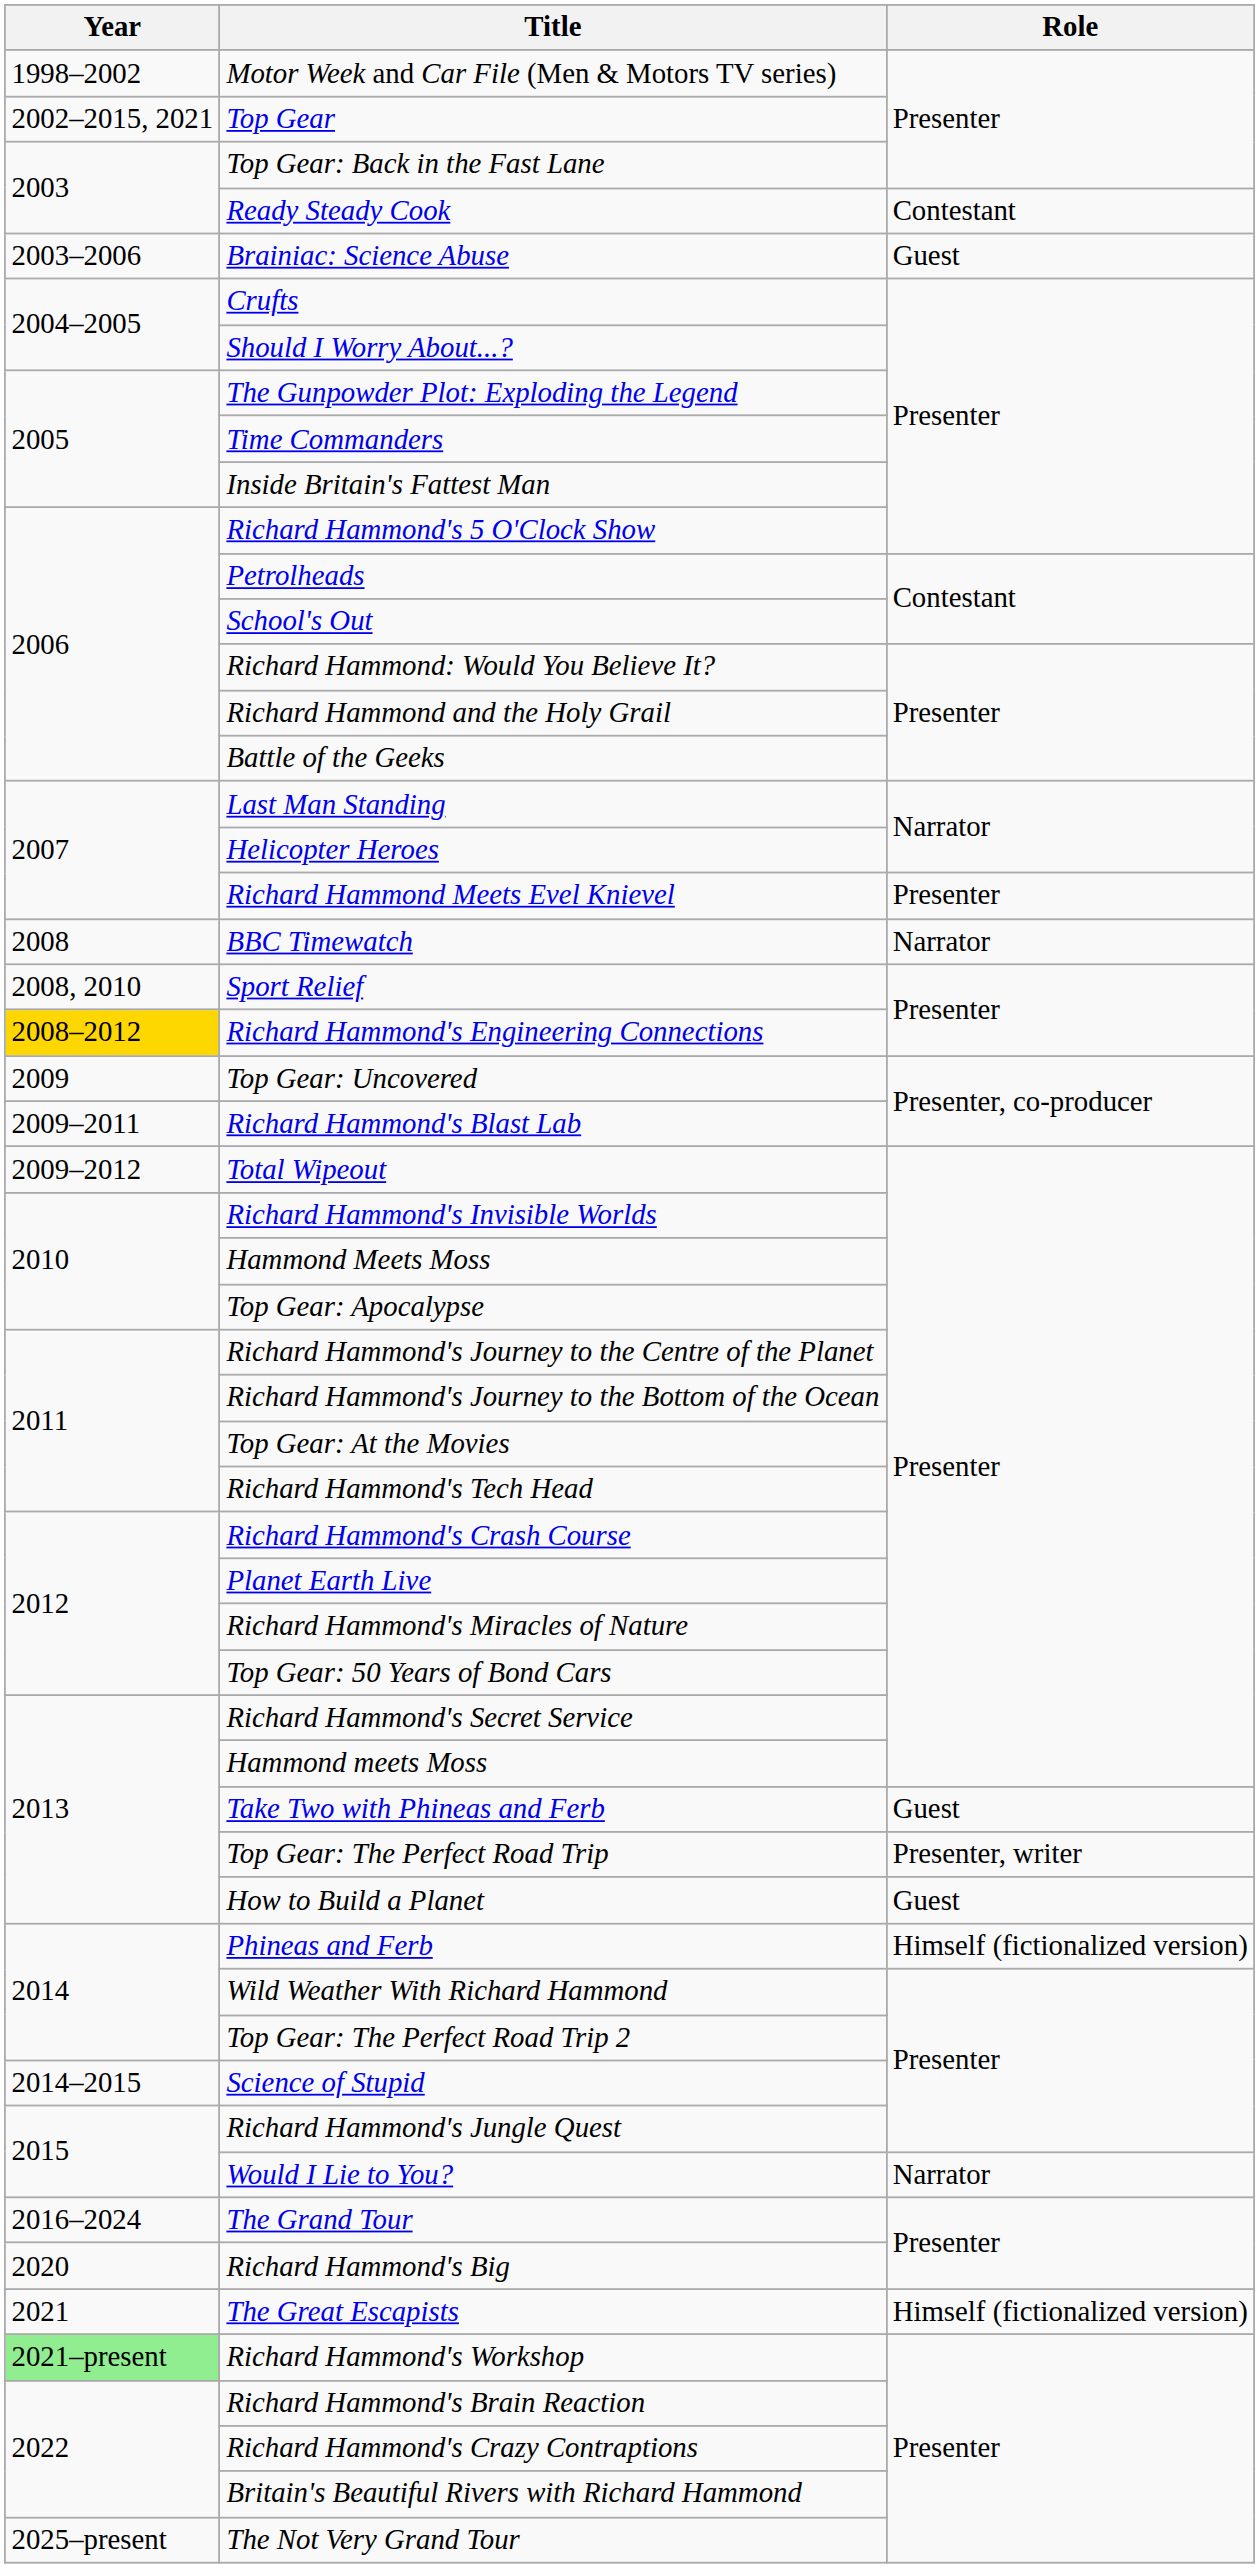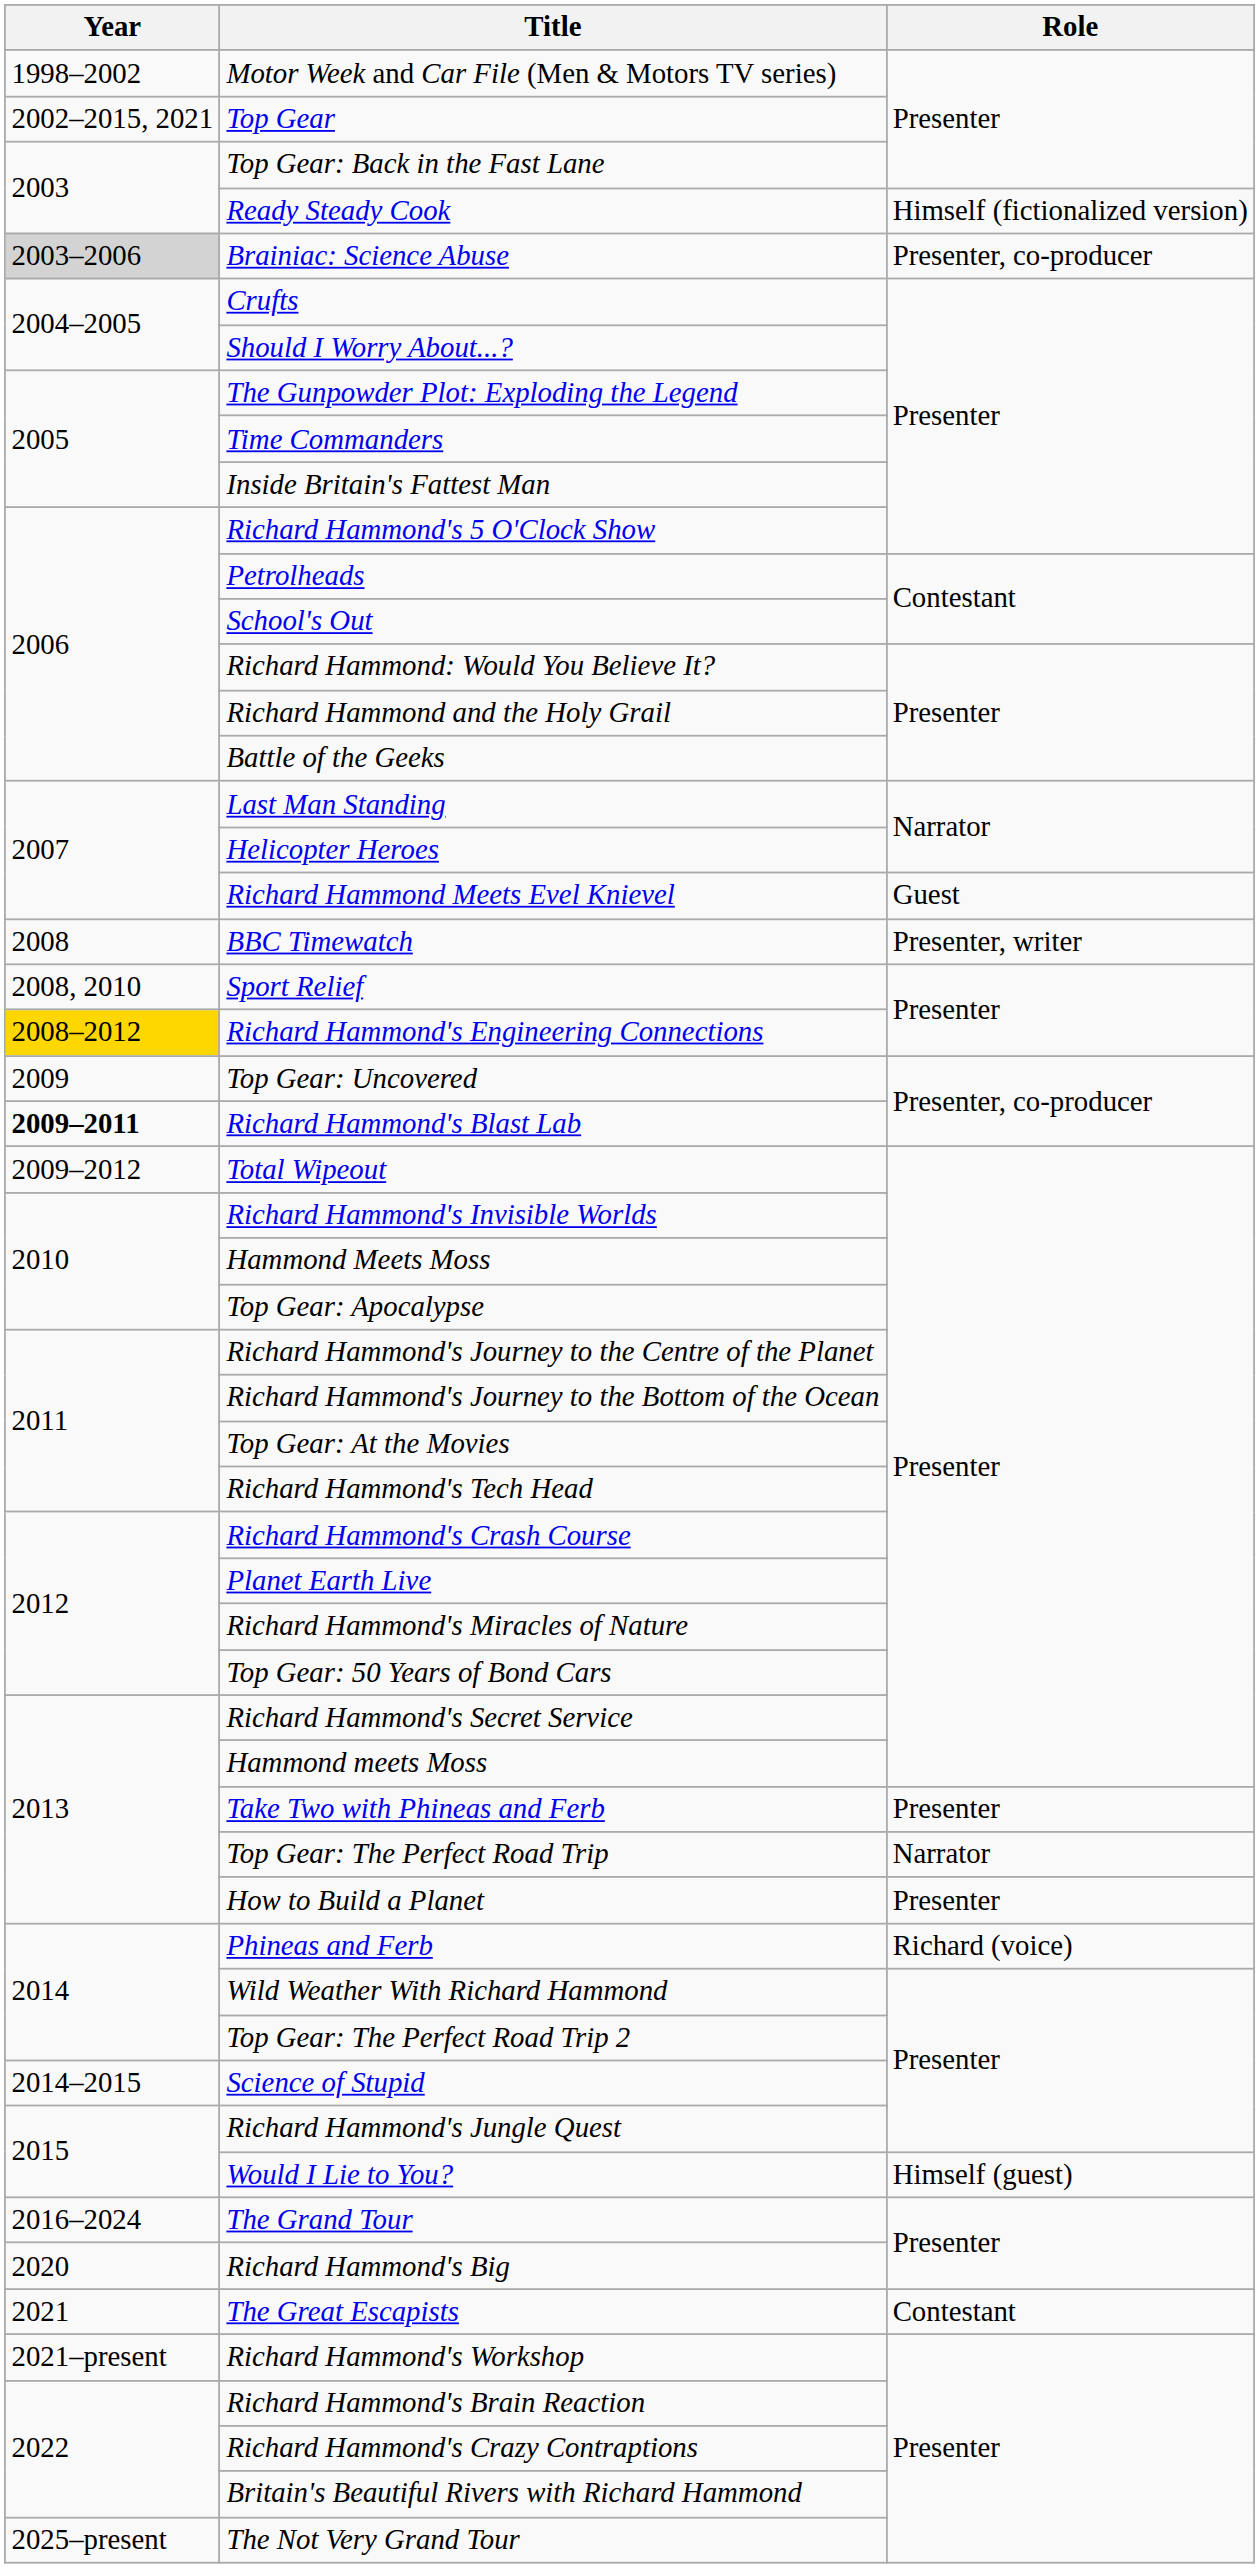(954, 210) Contestant -> (1070, 210) Himself (fictionalized version)
(76, 255) no background -> (76, 255) lightgrey background
(926, 255) Guest -> (1022, 255) Presenter, co-producer
(946, 895) Presenter -> (926, 895) Guest
(941, 940) Narrator -> (987, 940) Presenter, writer
(76, 1123) normal -> (76, 1123) bold
(926, 1808) Guest -> (946, 1808) Presenter
(987, 1854) Presenter, writer -> (941, 1854) Narrator
(926, 1900) Guest -> (946, 1900) Presenter
(1070, 1945) Himself (fictionalized version) -> (983, 1945) Richard (voice)
(941, 2174) Narrator -> (983, 2174) Himself (guest)
(1070, 2311) Himself (fictionalized version) -> (954, 2311) Contestant
(89, 2356) lightgreen background -> (89, 2356) no background
